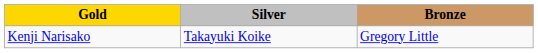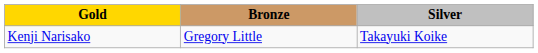columns swapped: (269, 15) <-> (445, 15)
